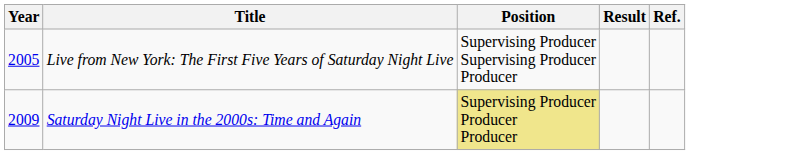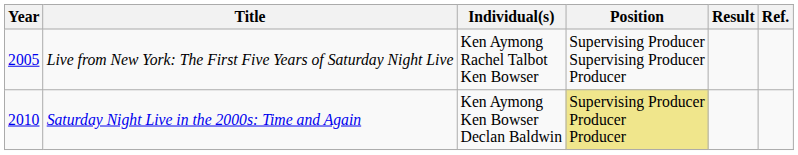+ column: (511, 16)
(24, 119) 2009 -> (24, 119) 2010
